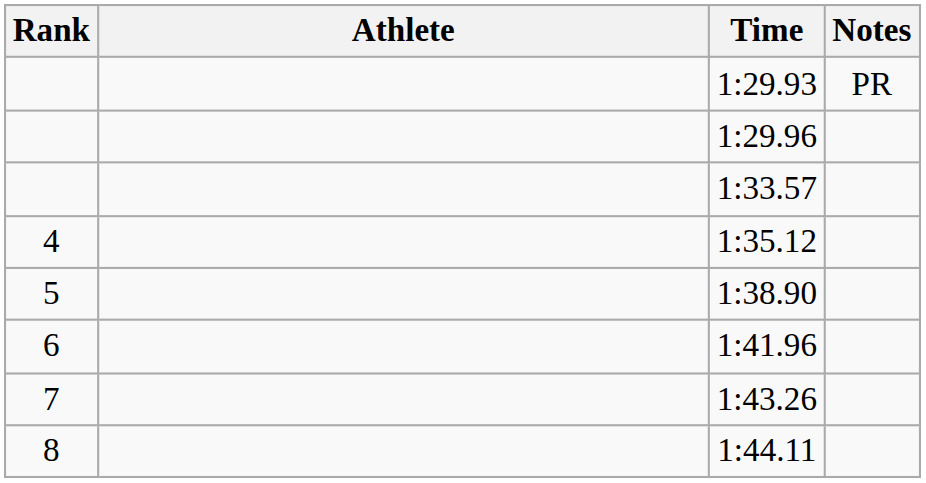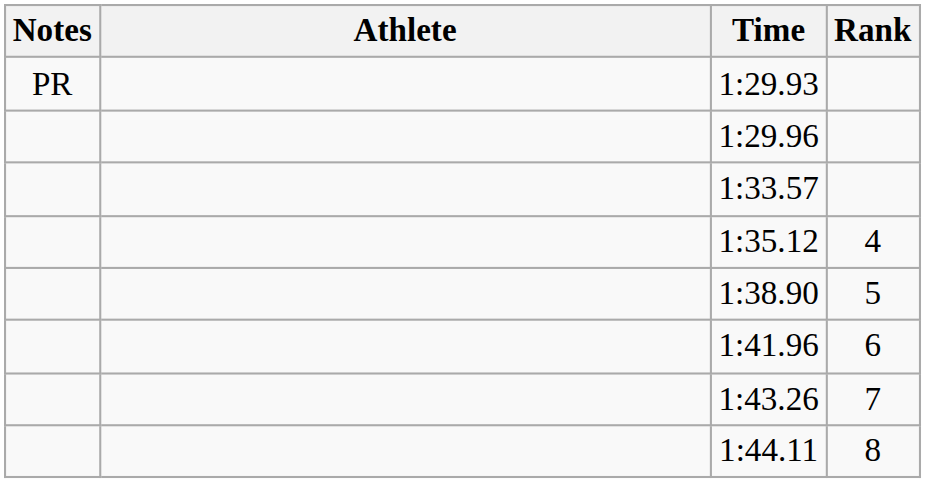columns swapped: (51, 30) <-> (872, 30)
